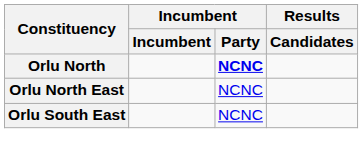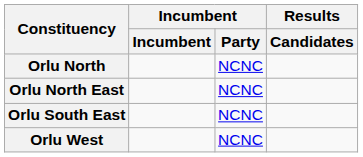(241, 66) bold -> (241, 66) normal
+ row: (67, 139)
